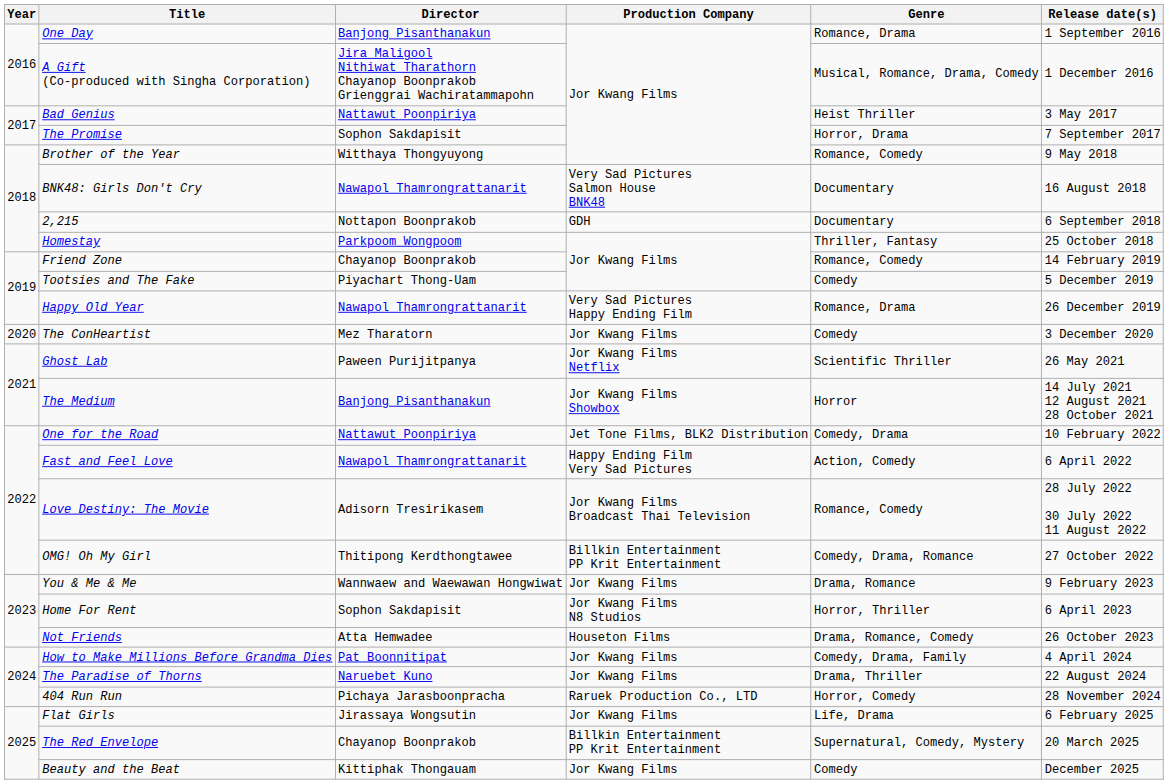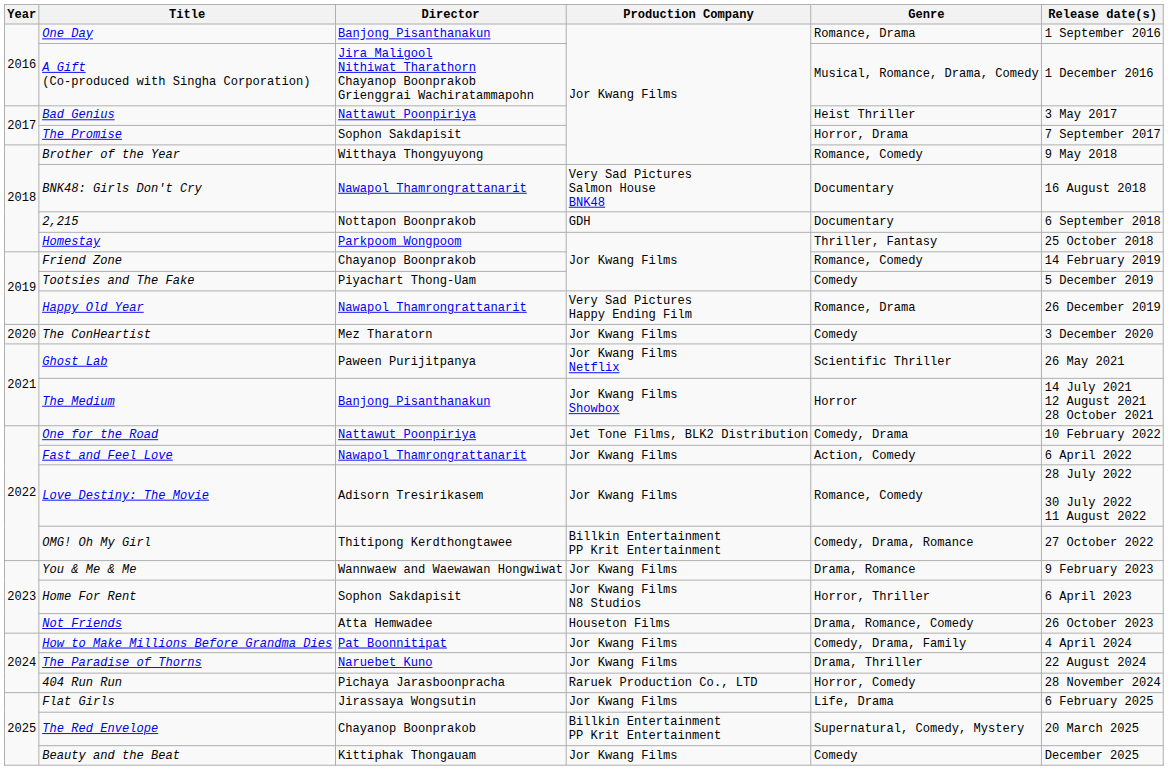(630, 462) Happy Ending Film Very Sad Pictures -> (623, 455) Jor Kwang Films
(659, 510) Jor Kwang Films Broadcast Thai Television -> (623, 496) Jor Kwang Films
